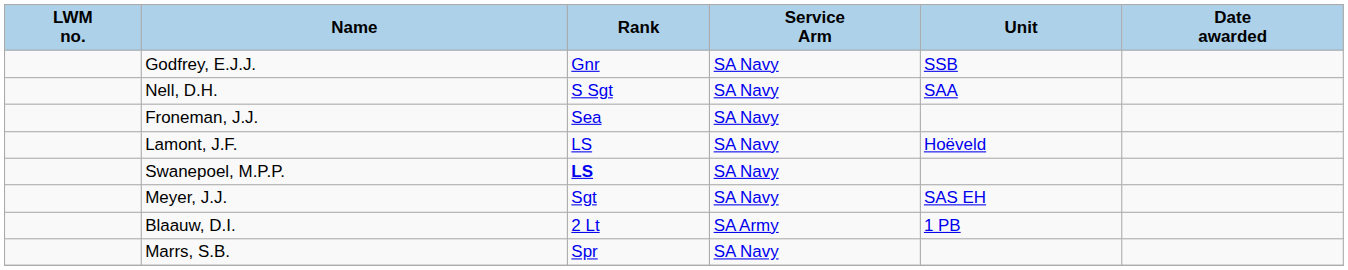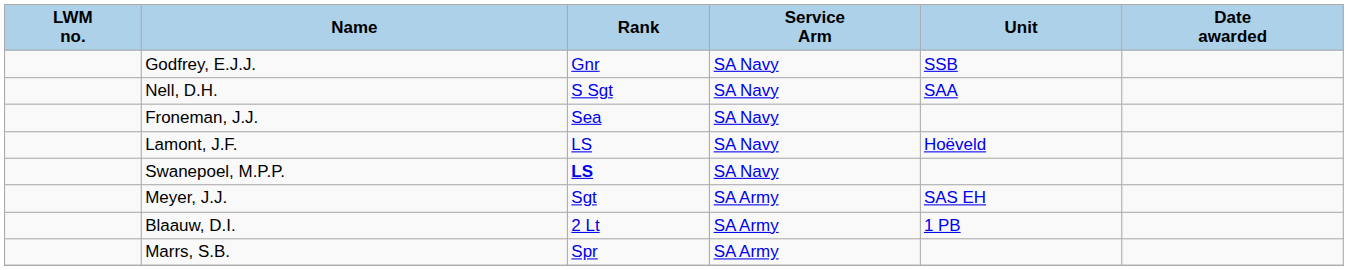(746, 198) SA Navy -> (746, 198) SA Army
(746, 252) SA Navy -> (746, 252) SA Army
